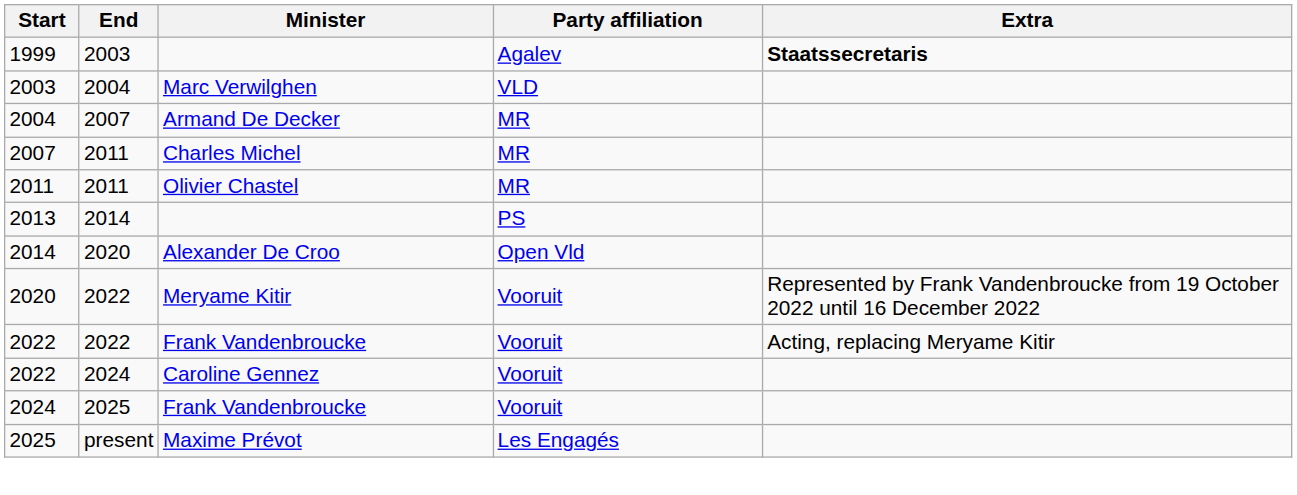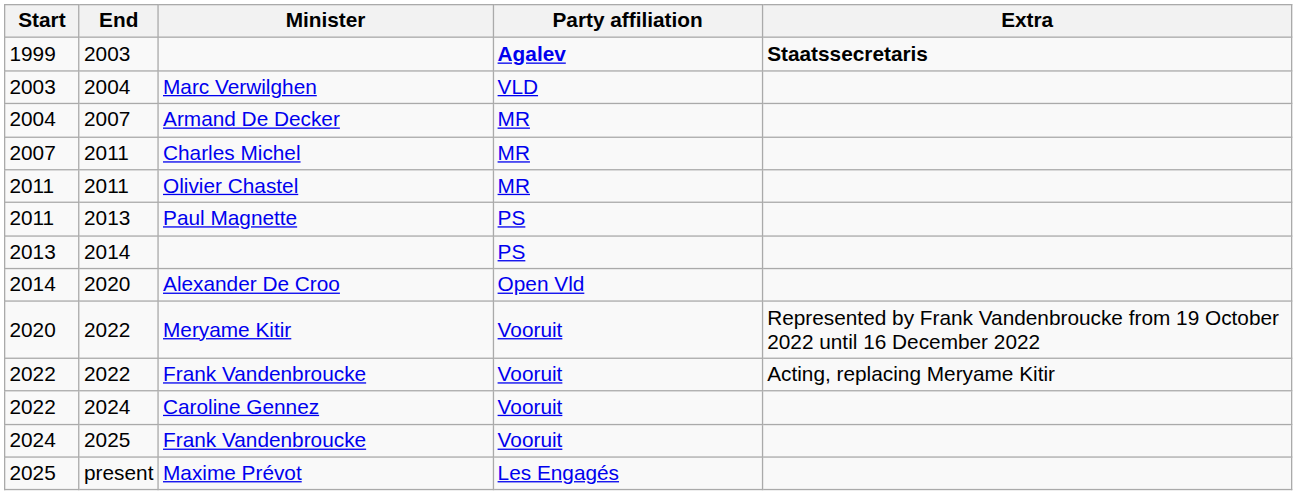(529, 53) normal -> (532, 53) bold
+ row: (32, 218)
